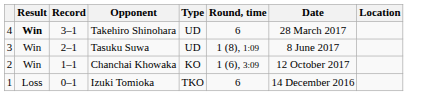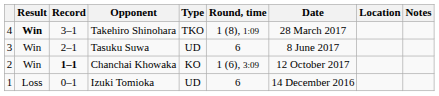+ column: (418, 13)
(193, 30) UD -> (193, 30) TKO
(238, 30) 6 -> (238, 30) 1 (8), 1:09
(238, 47) 1 (8), 1:09 -> (238, 47) 6
(69, 64) normal -> (69, 64) bold
(193, 82) TKO -> (193, 82) UD
